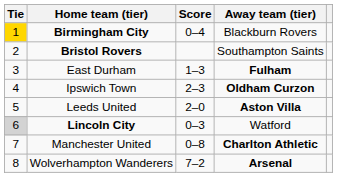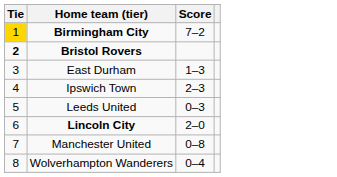- column: (270, 13)
(195, 32) 0–4 -> (195, 32) 7–2
(16, 51) normal -> (16, 51) bold
(195, 107) 2–0 -> (195, 107) 0–3
(16, 125) lightgrey background -> (16, 125) no background
(195, 125) 0–3 -> (195, 125) 2–0
(195, 163) 7–2 -> (195, 163) 0–4
